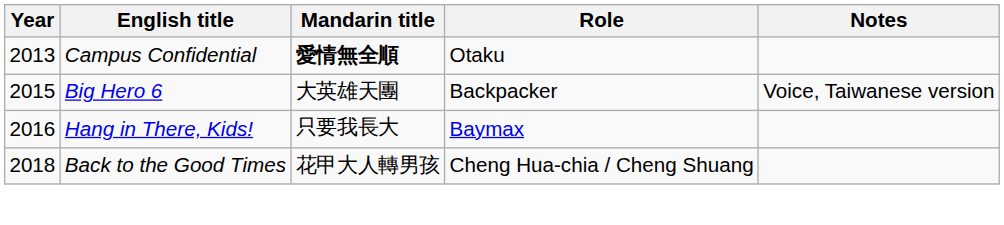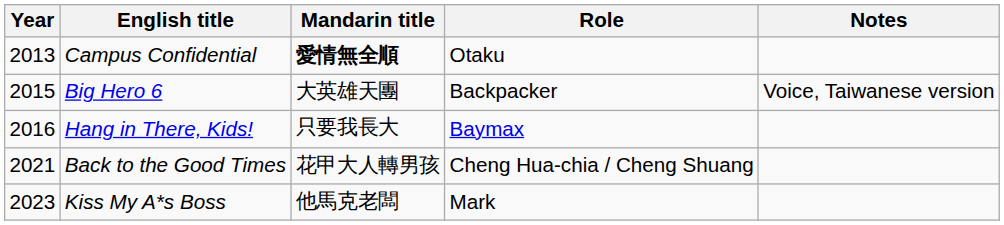(32, 165) 2018 -> (32, 165) 2021
+ row: (145, 201)
